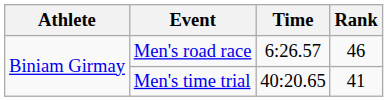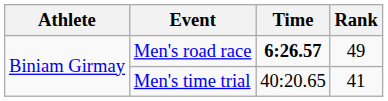(293, 50) normal -> (293, 50) bold
(356, 50) 46 -> (356, 50) 49
